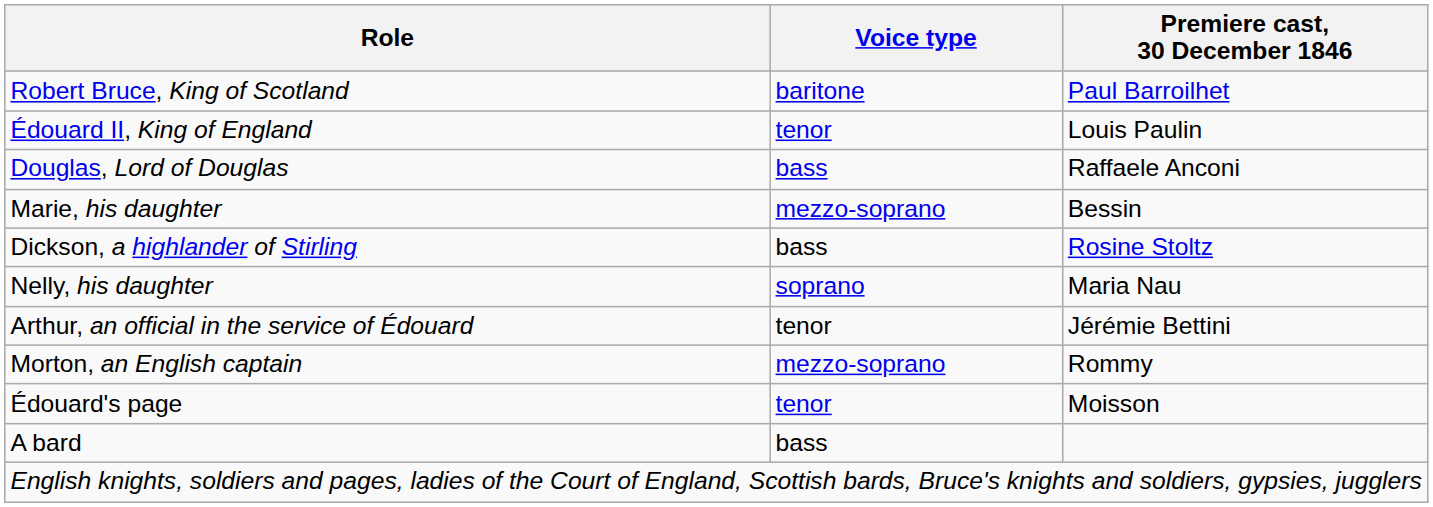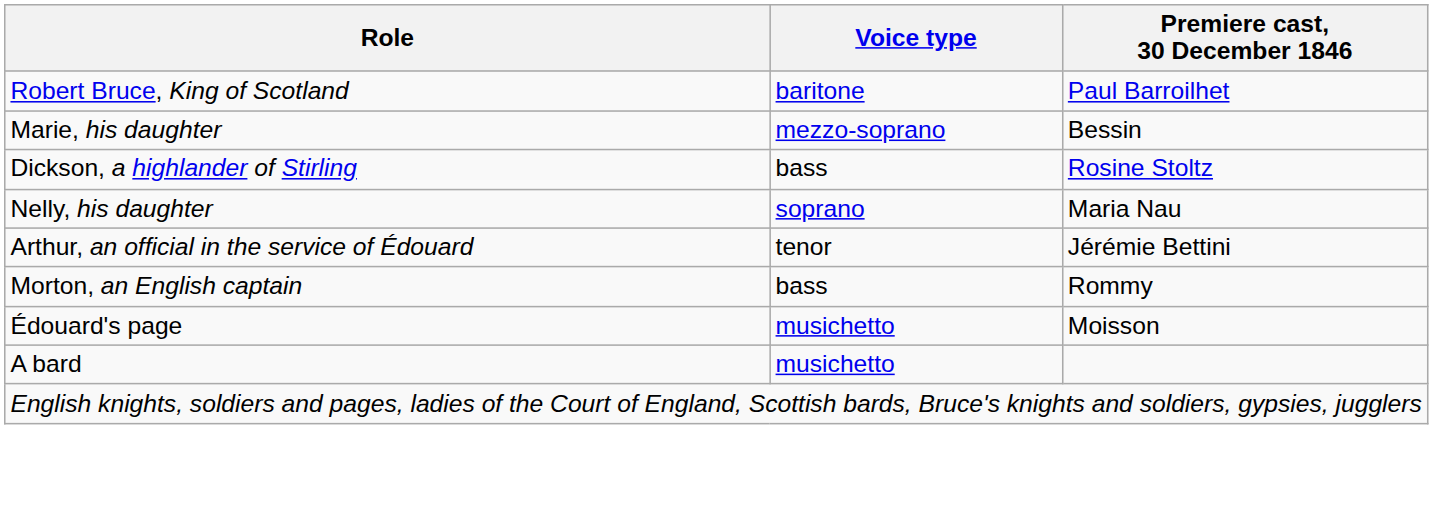- row: (161, 129)
- row: (149, 168)
(860, 364) mezzo-soprano -> (802, 286) bass
(804, 403) tenor -> (835, 325) musichetto
(802, 442) bass -> (835, 364) musichetto
